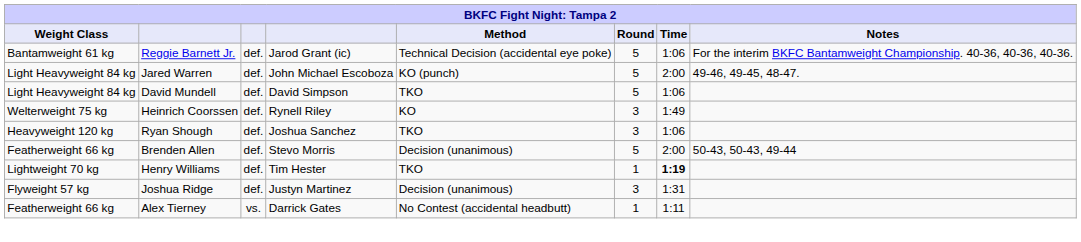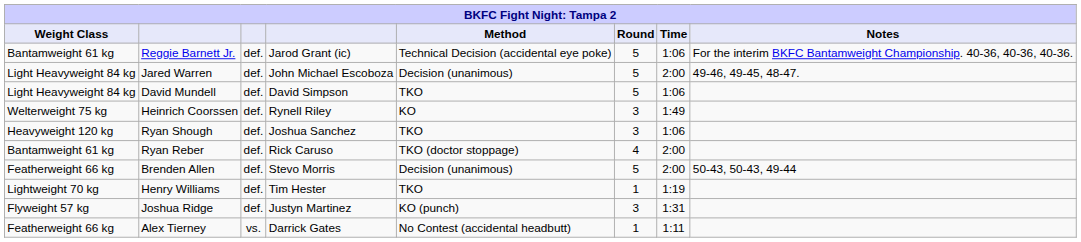(429, 72) KO (punch) -> (456, 72) Decision (unanimous)
+ row: (173, 150)
(674, 169) bold -> (674, 189) normal
(456, 189) Decision (unanimous) -> (429, 208) KO (punch)
